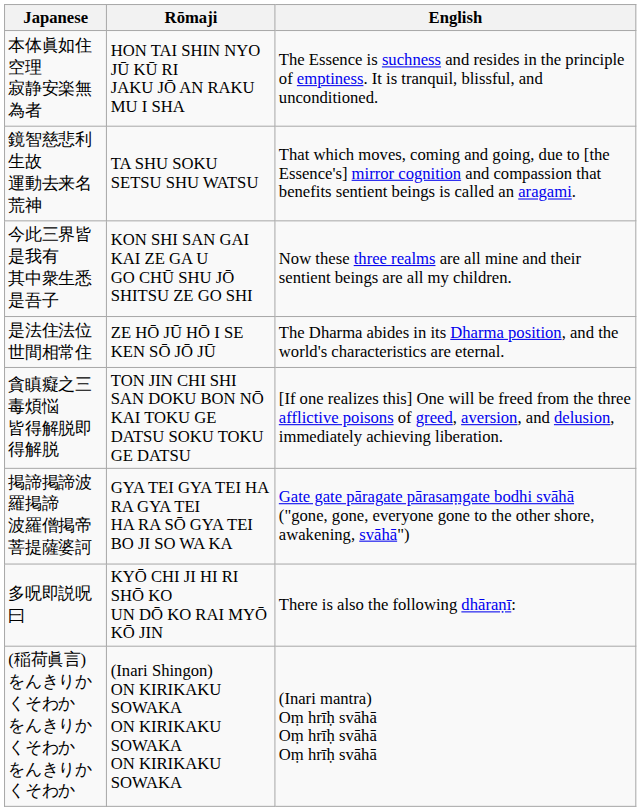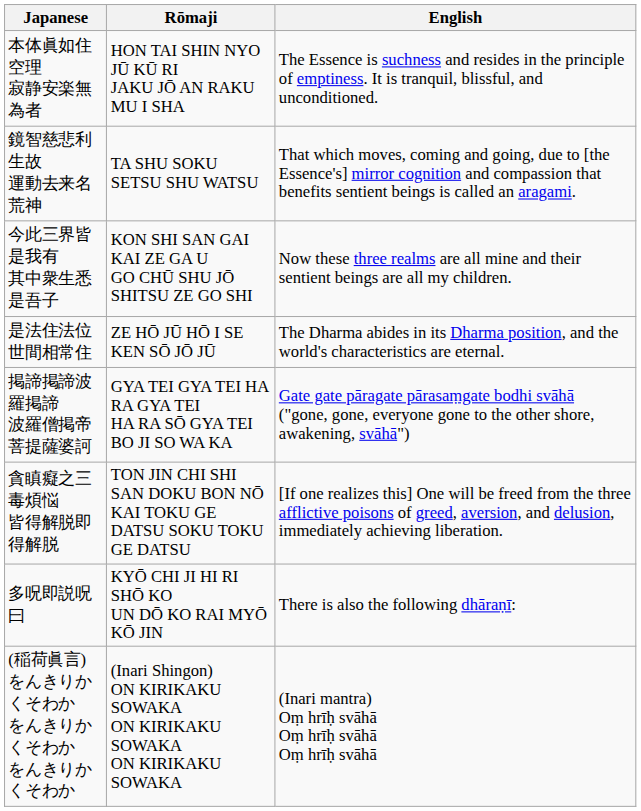rows swapped: (50, 417) <-> (50, 515)
